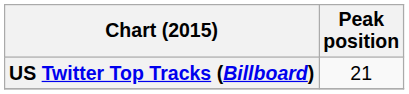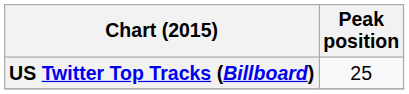(361, 72) 21 -> (361, 72) 25
